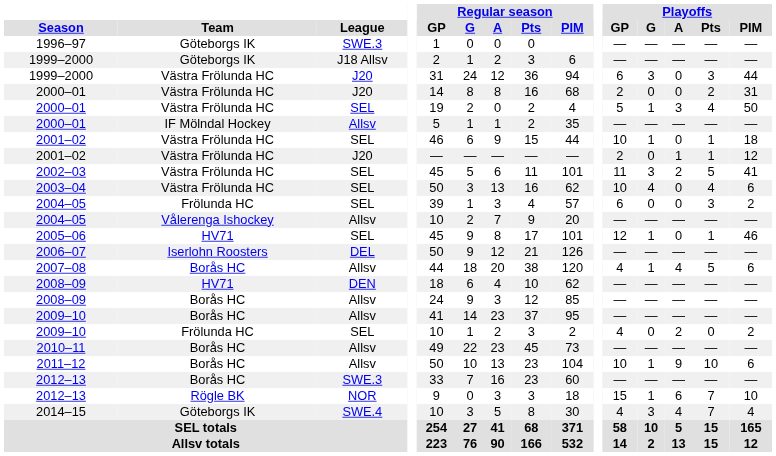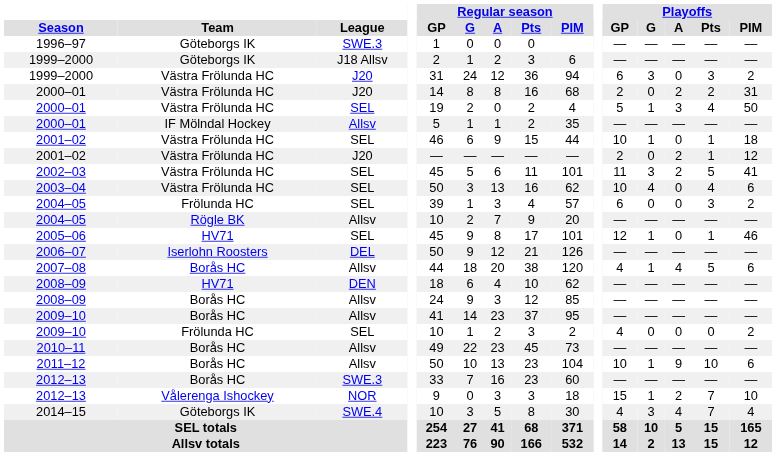(751, 76) 44 -> (751, 76) 2
(679, 92) 0 -> (679, 92) 2
(679, 156) 1 -> (679, 156) 2
(218, 220) Vålerenga Ishockey -> (218, 220) Rögle BK
(679, 332) 2 -> (679, 332) 0
(218, 396) Rögle BK -> (218, 396) Vålerenga Ishockey
(679, 396) 6 -> (679, 396) 2
